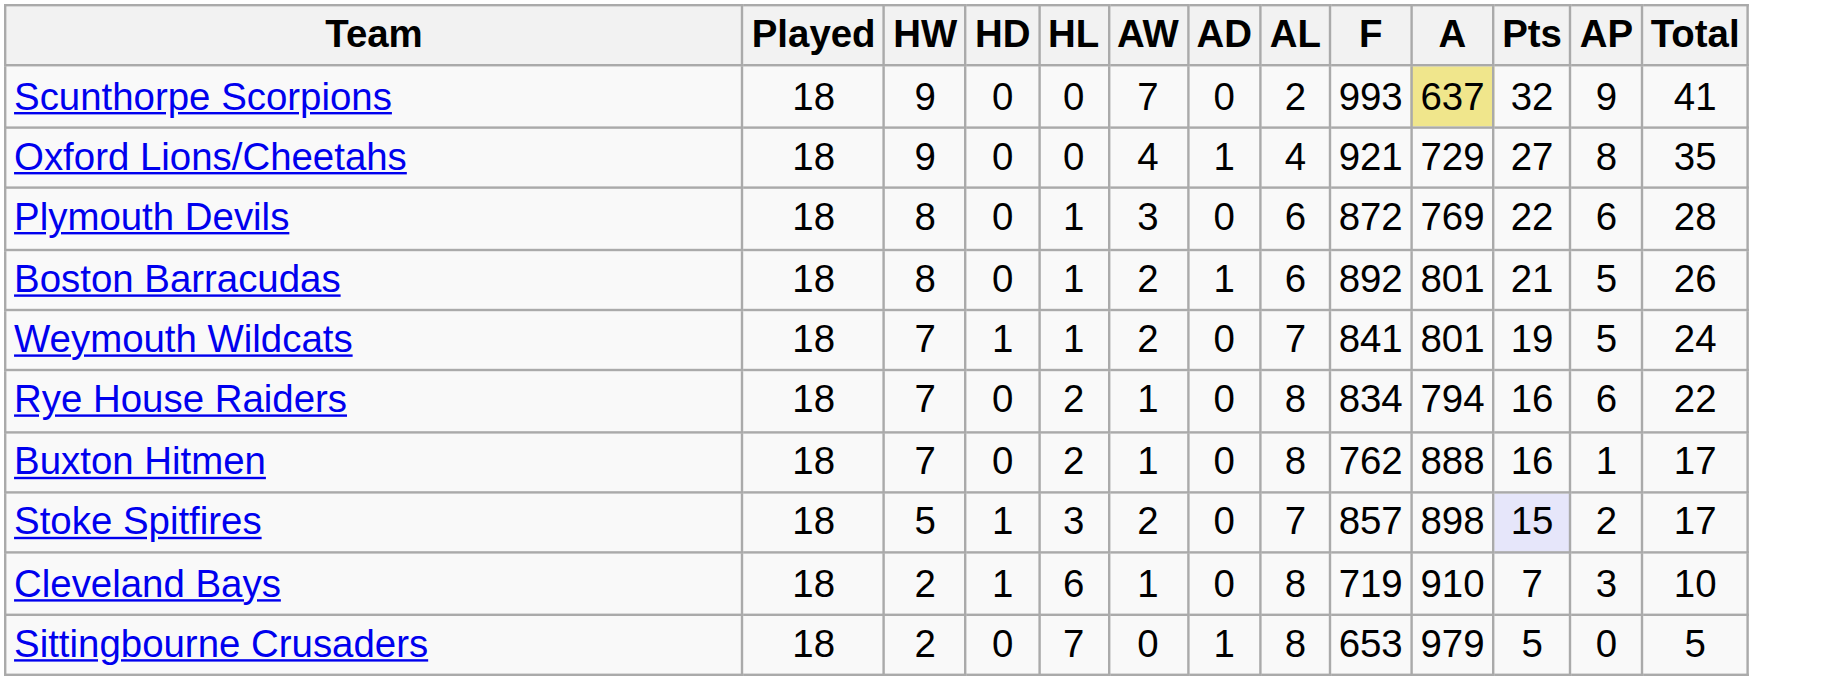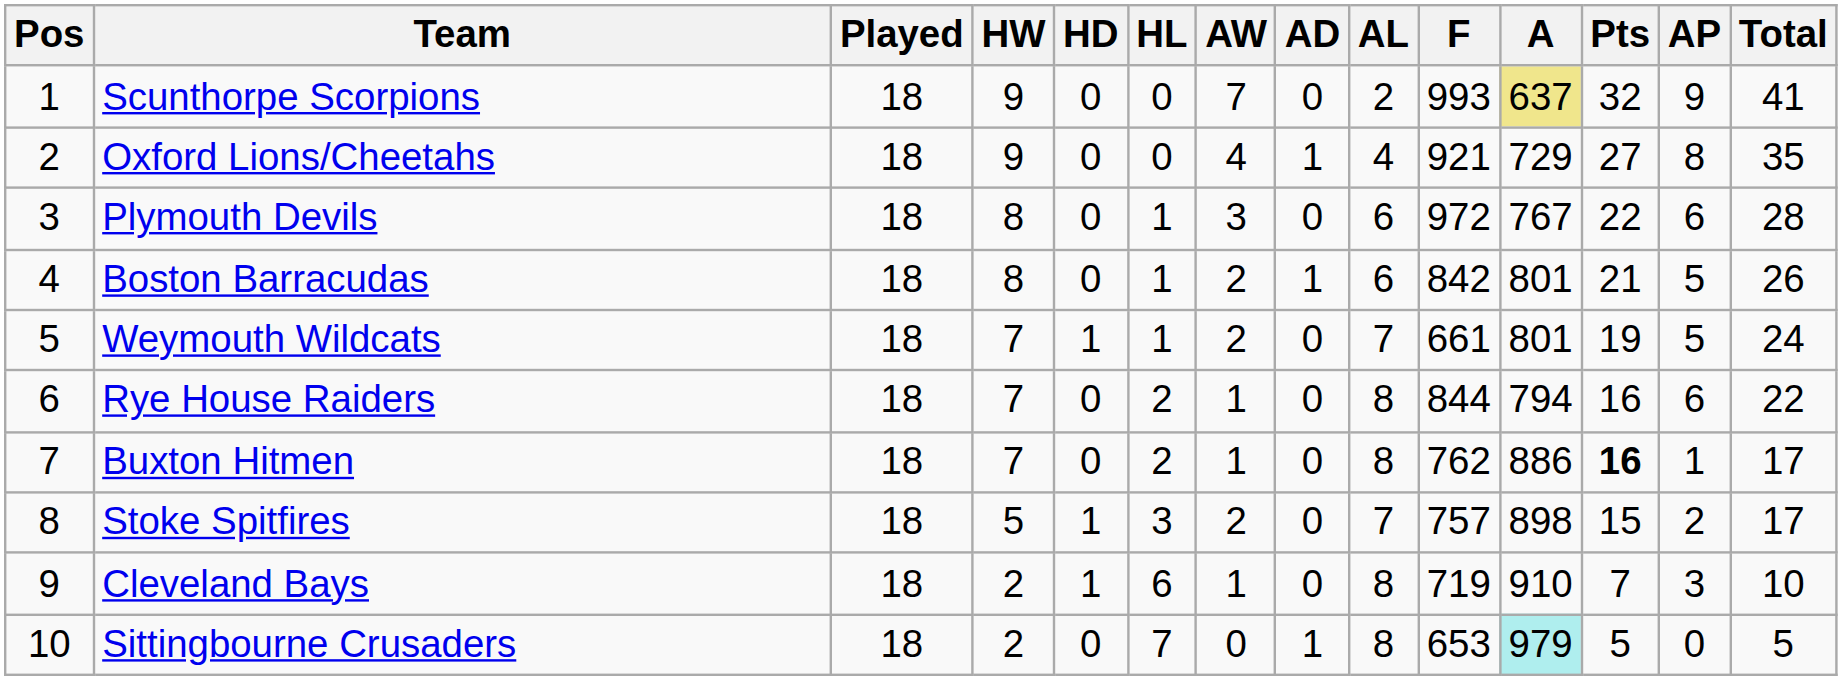+ column: (49, 34)
(1371, 217) 872 -> (1459, 217) 972
(1452, 217) 769 -> (1541, 217) 767
(1371, 278) 892 -> (1459, 278) 842
(1371, 339) 841 -> (1459, 339) 661
(1371, 400) 834 -> (1459, 400) 844
(1452, 461) 888 -> (1541, 461) 886
(1532, 461) normal -> (1620, 461) bold
(1371, 522) 857 -> (1459, 522) 757
(1532, 522) lavender background -> (1620, 522) no background
(1452, 643) no background -> (1541, 643) paleturquoise background
